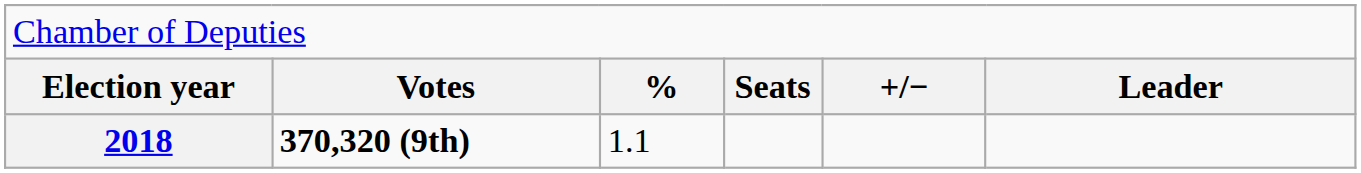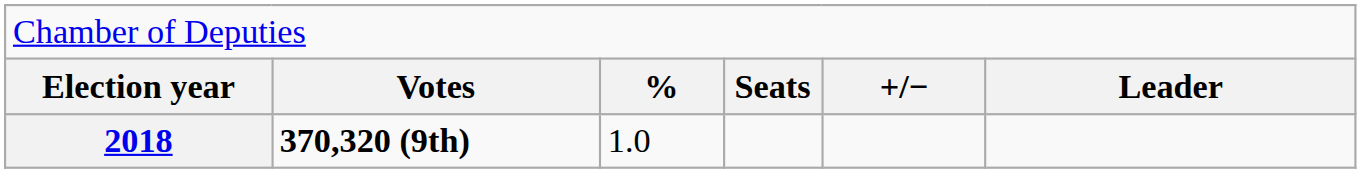(629, 140) 1.1 -> (629, 140) 1.0
